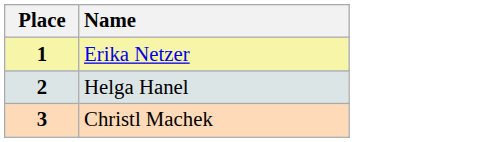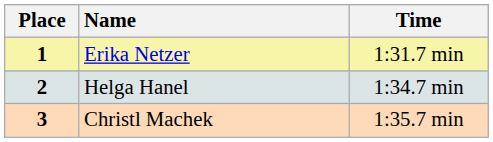+ column: (419, 20)
